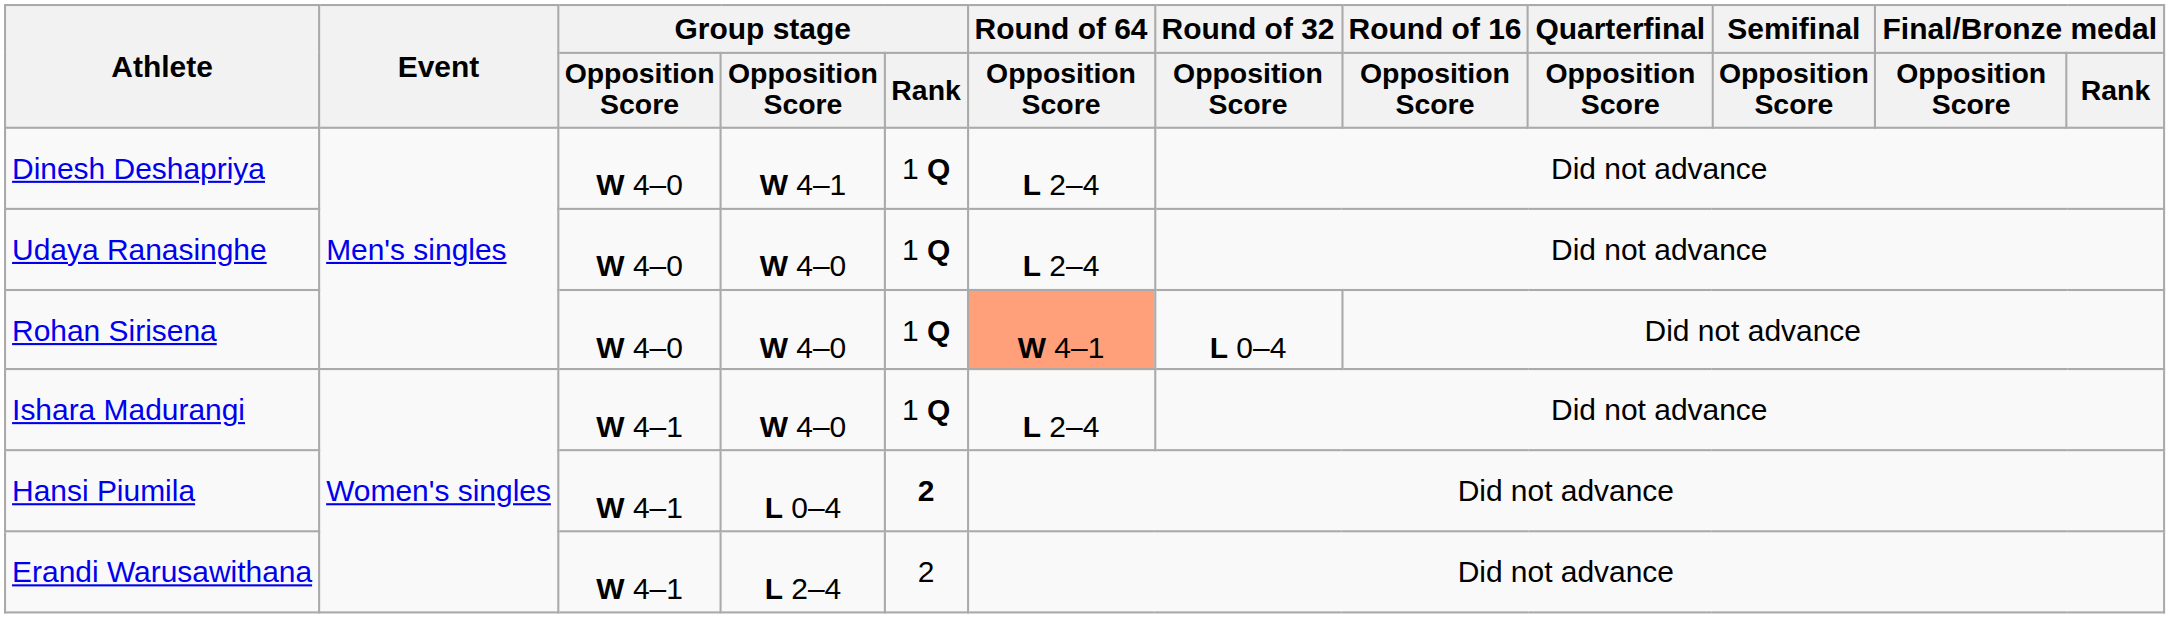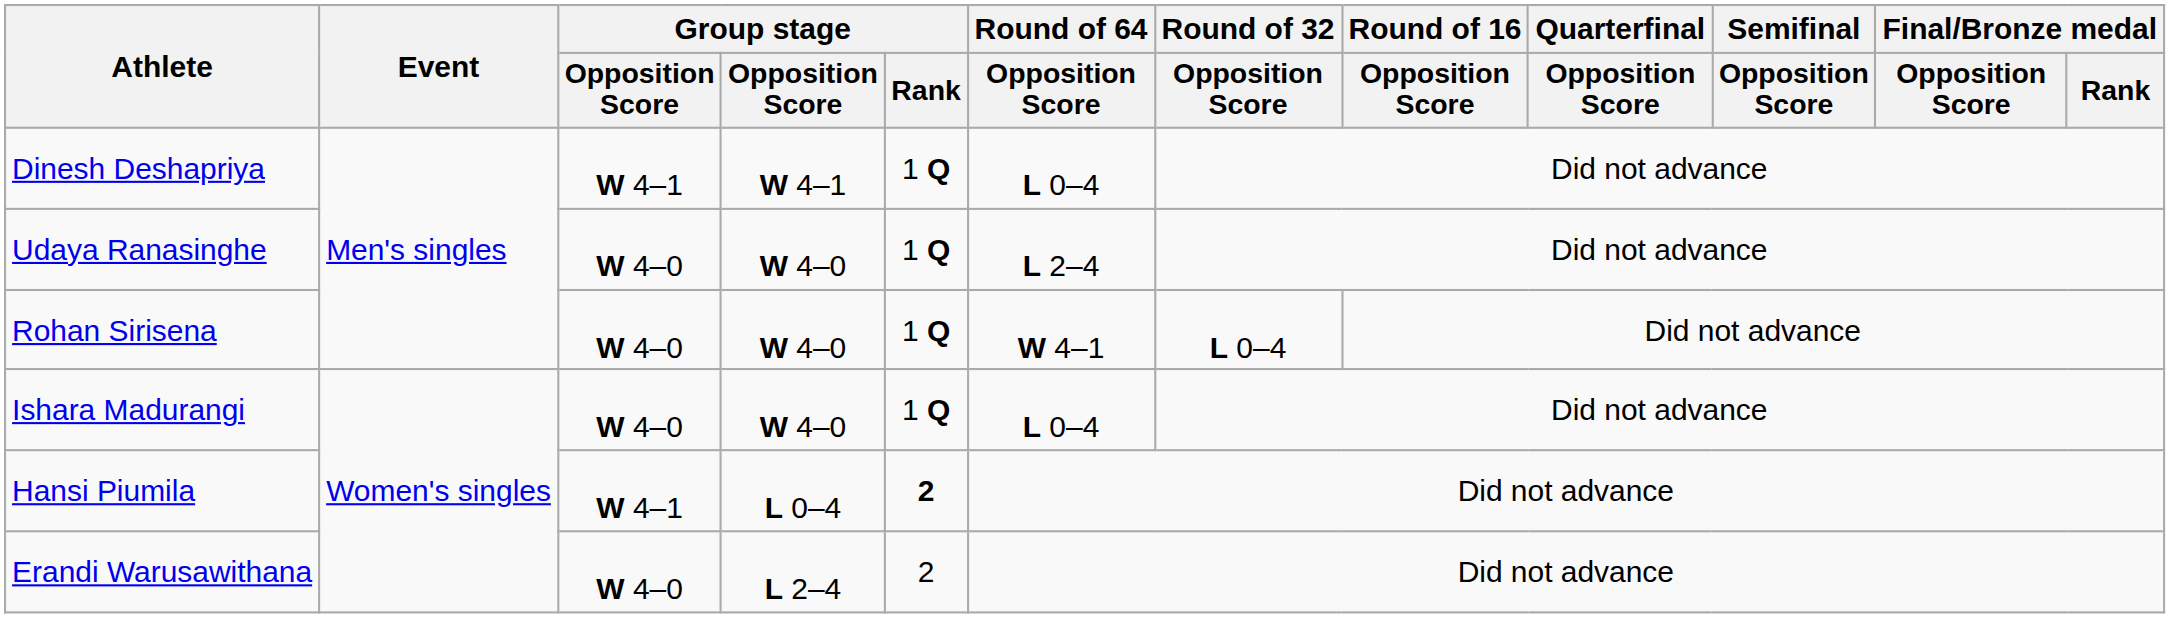(640, 186) W 4–0 -> (640, 186) W 4–1
(1061, 186) L 2–4 -> (1061, 186) L 0–4
(1061, 347) lightsalmon background -> (1061, 347) no background
(640, 427) W 4–1 -> (640, 427) W 4–0
(1061, 427) L 2–4 -> (1061, 427) L 0–4
(640, 589) W 4–1 -> (640, 589) W 4–0
